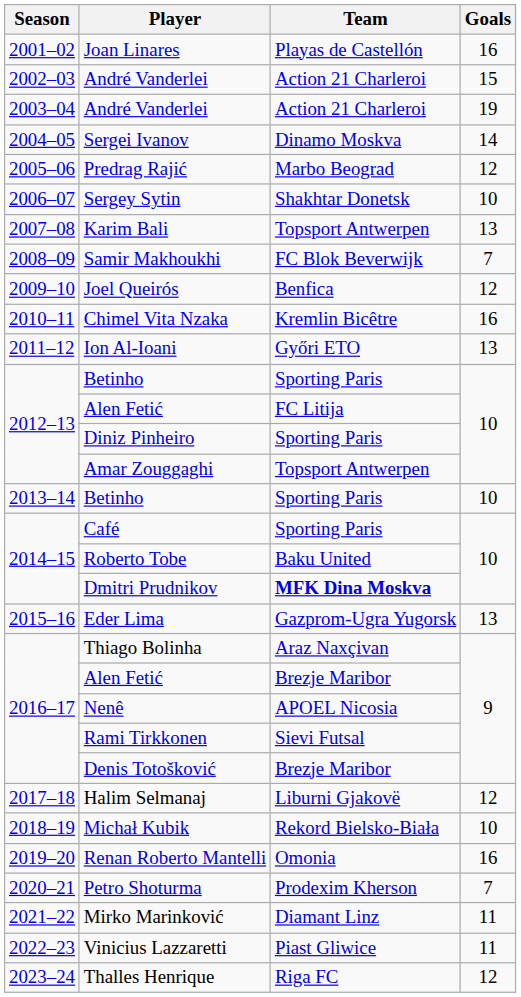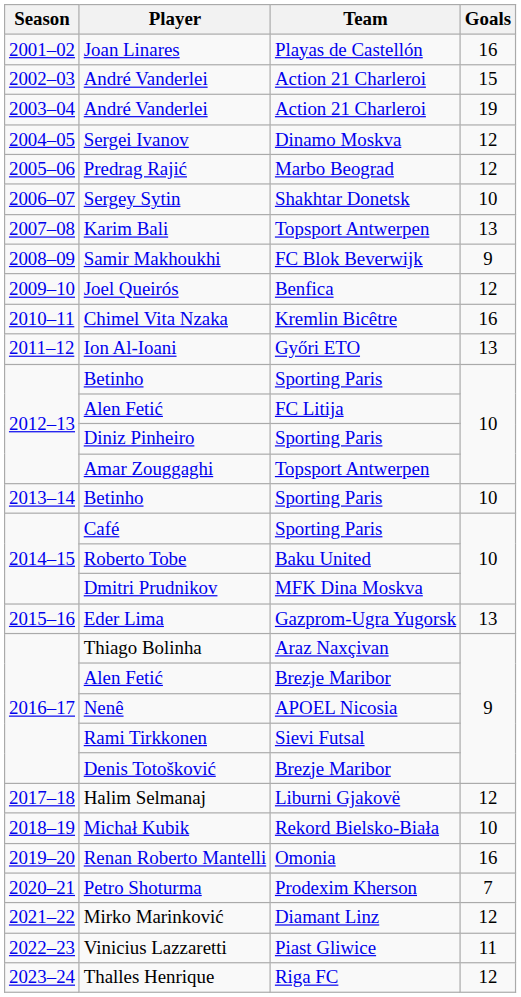(488, 139) 14 -> (488, 139) 12
(488, 259) 7 -> (488, 259) 9
(353, 588) bold -> (349, 588) normal
(488, 917) 11 -> (488, 917) 12
